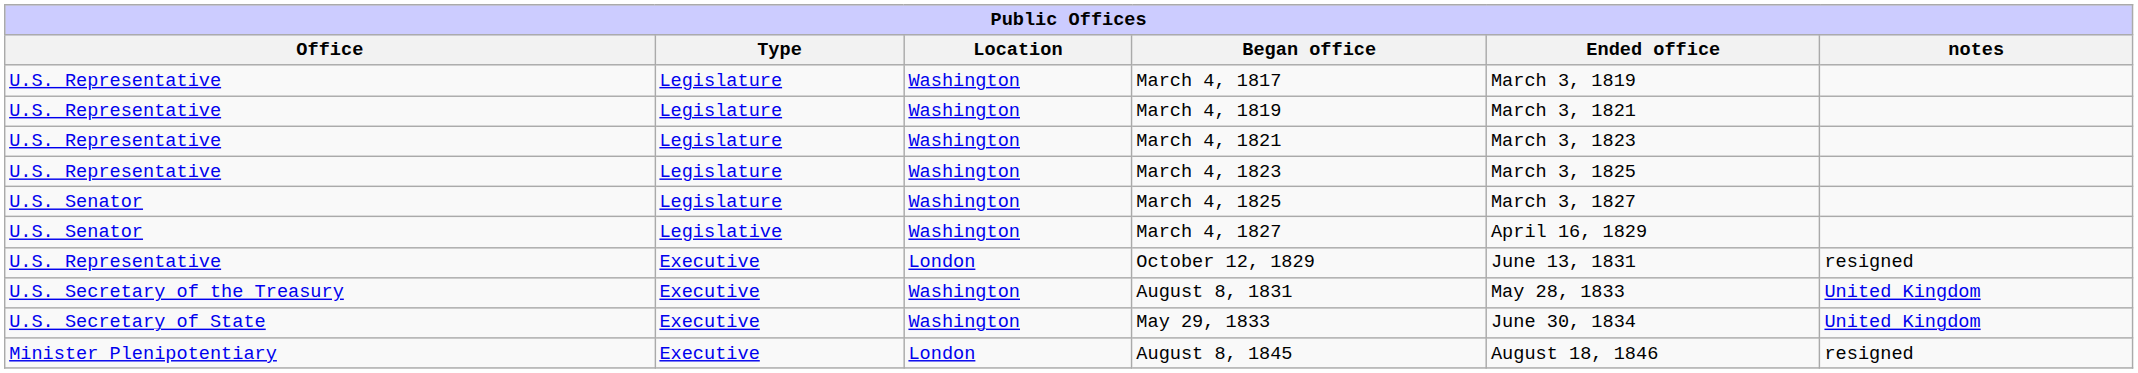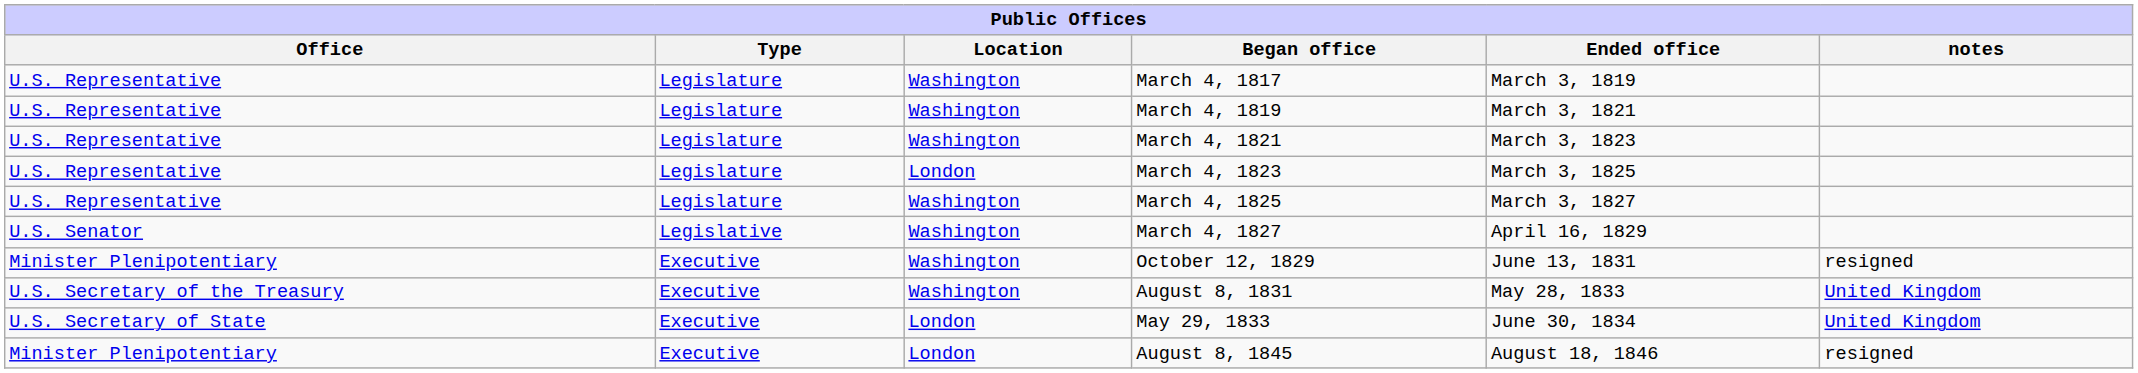(964, 171) Washington -> (942, 171) London
(76, 202) U.S. Senator -> (115, 202) U.S. Representative
(115, 262) U.S. Representative -> (143, 262) Minister Plenipotentiary
(942, 262) London -> (964, 262) Washington
(964, 323) Washington -> (942, 323) London
